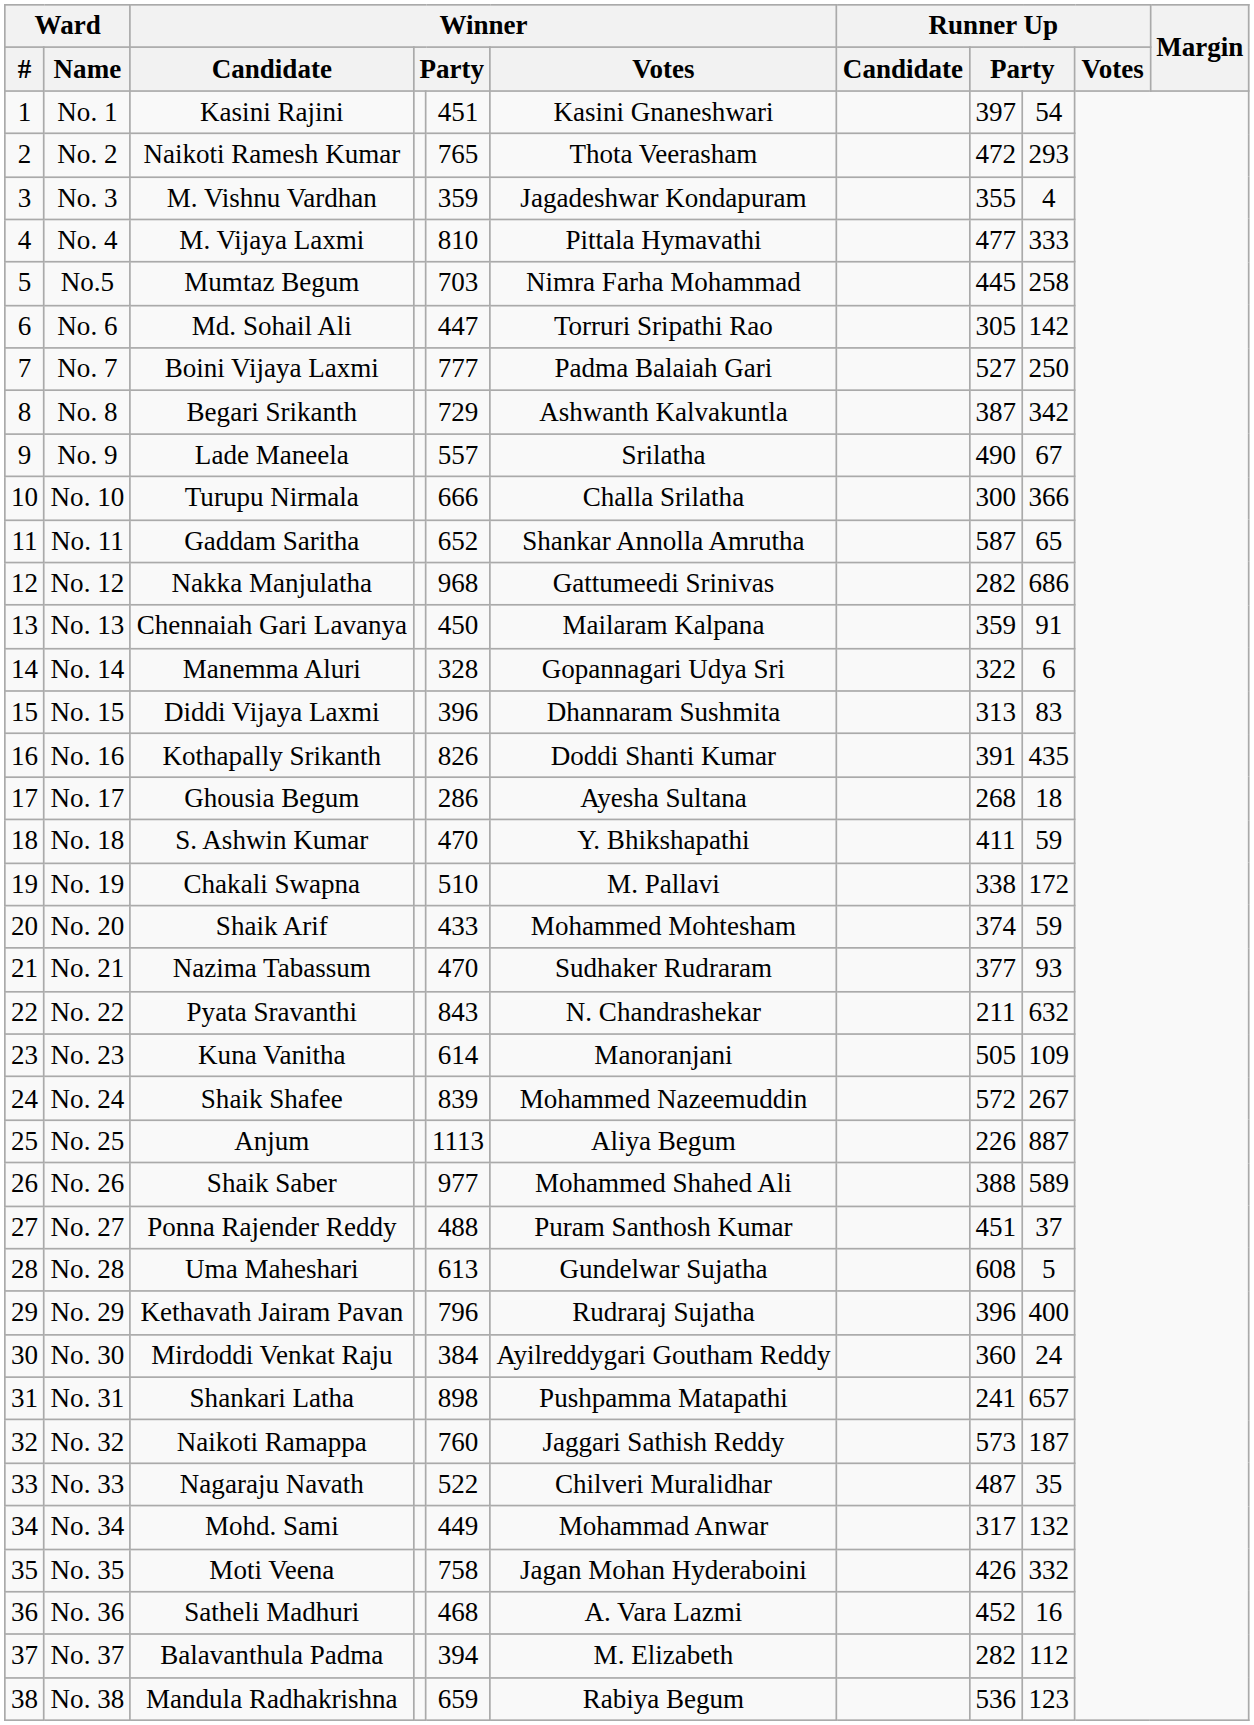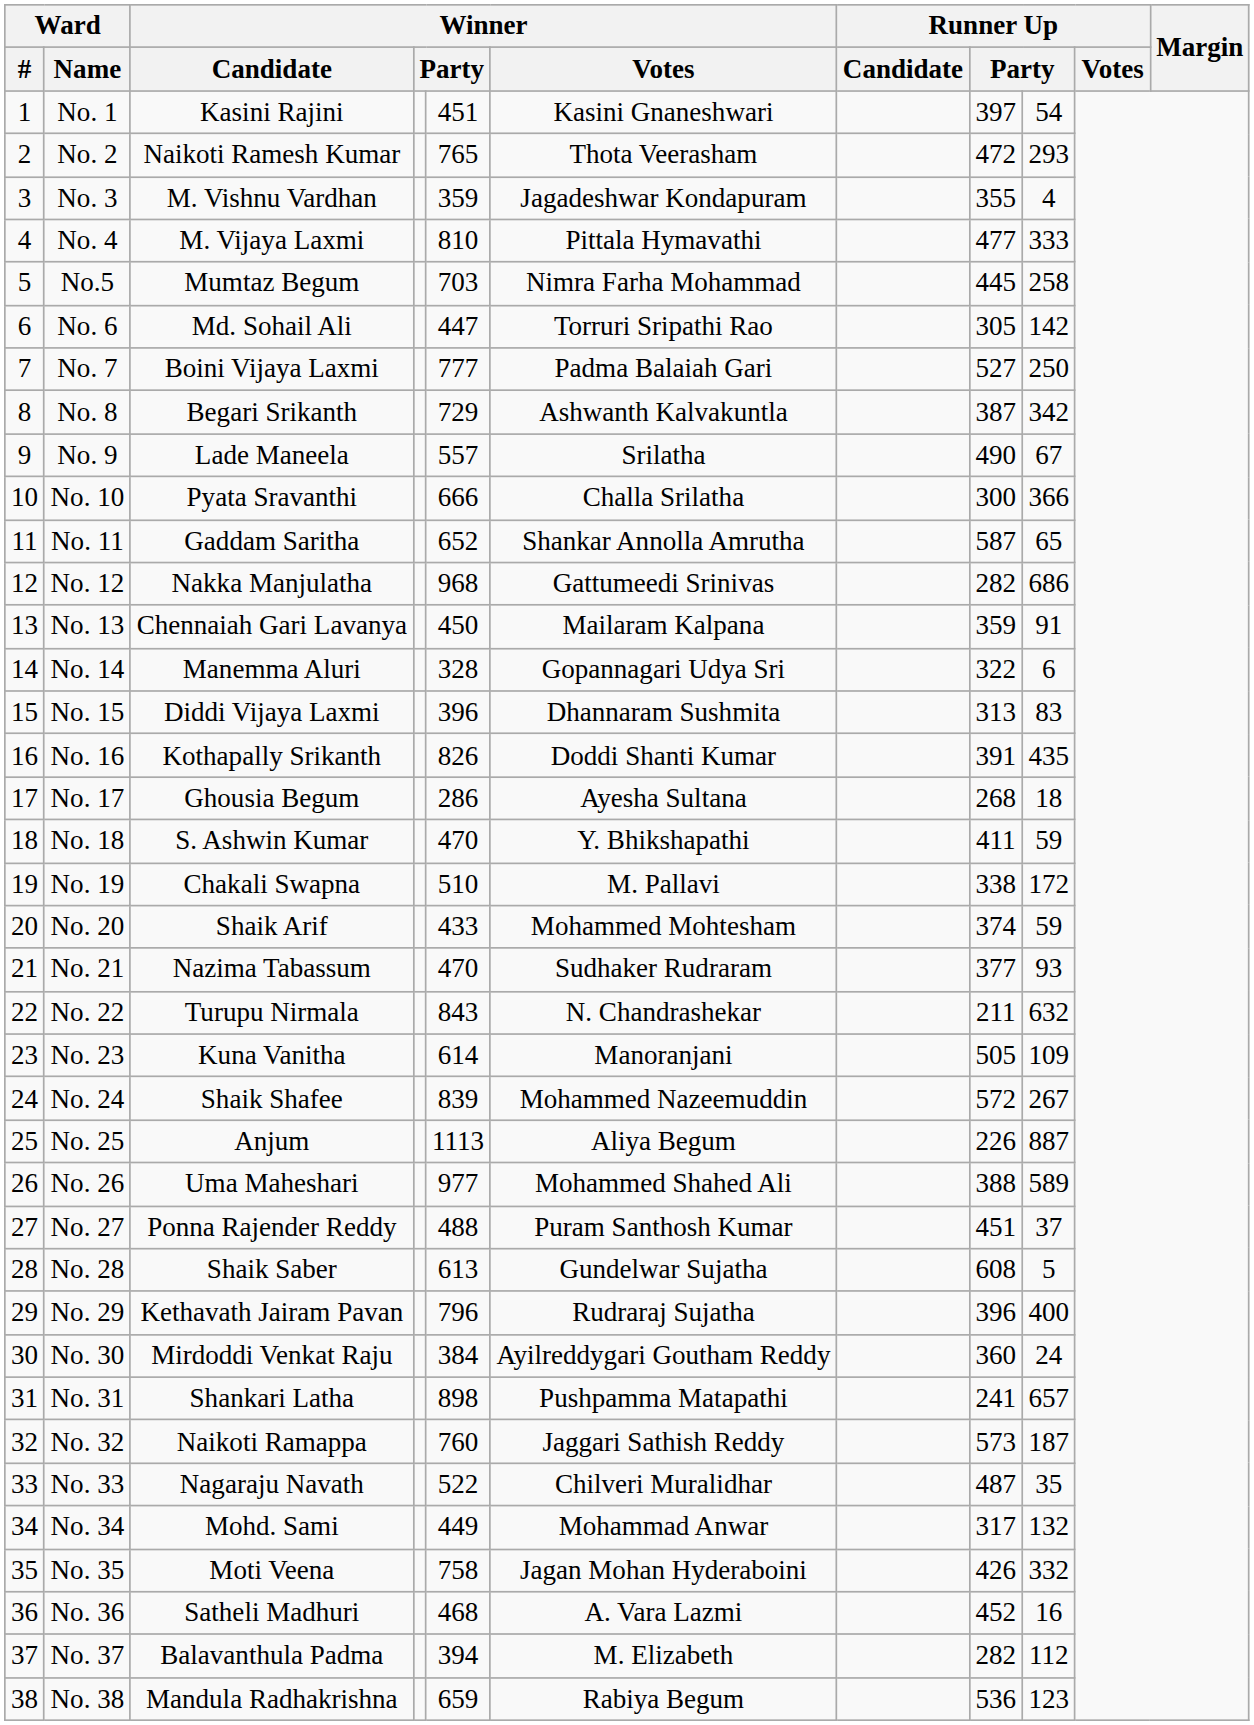(272, 497) Turupu Nirmala -> (272, 497) Pyata Sravanthi
(272, 1012) Pyata Sravanthi -> (272, 1012) Turupu Nirmala
(272, 1183) Shaik Saber -> (272, 1183) Uma Maheshari
(272, 1269) Uma Maheshari -> (272, 1269) Shaik Saber
